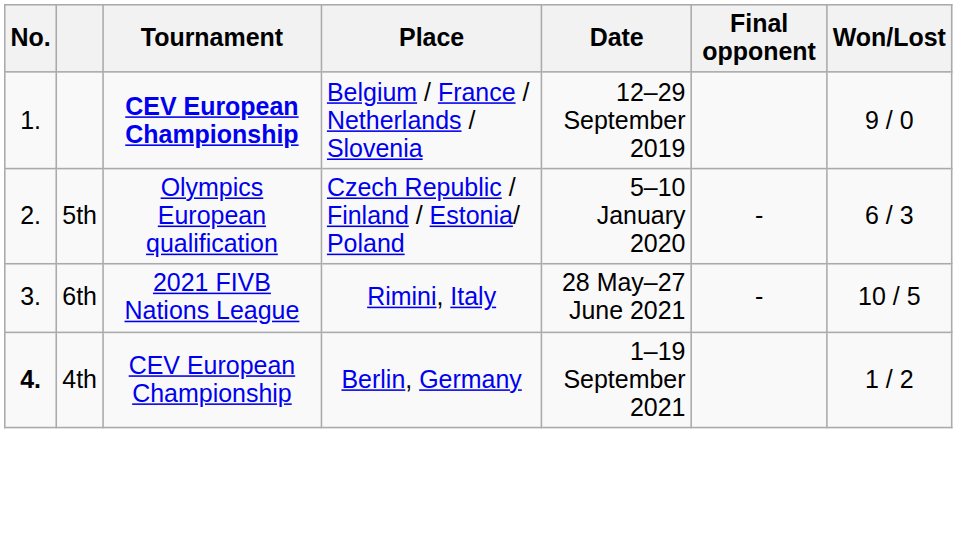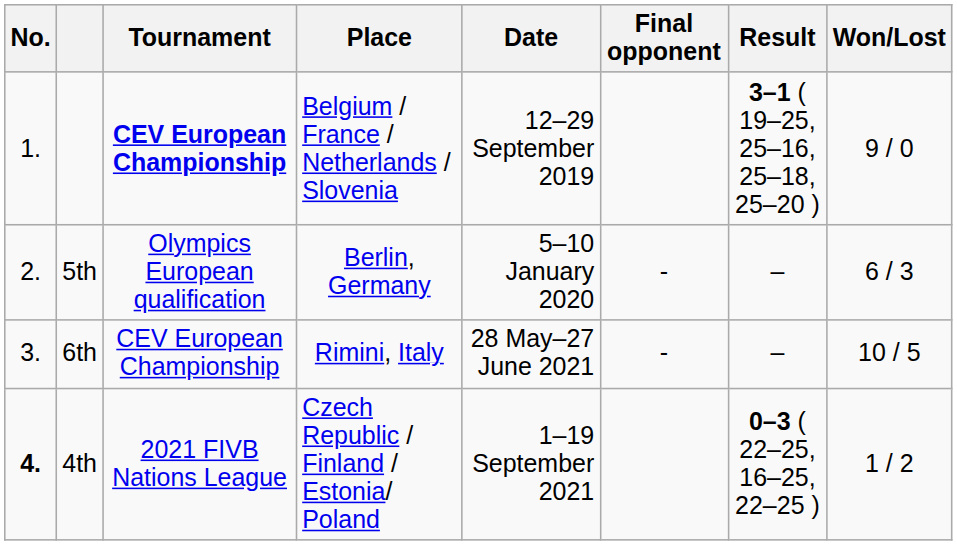+ column: (777, 38)
(423, 215) Czech Republic / Finland / Estonia/ Poland -> (379, 271) Berlin, Germany
(212, 297) 2021 FIVB Nations League -> (200, 353) CEV European Championship
(212, 379) CEV European Championship -> (200, 463) 2021 FIVB Nations League
(432, 379) Berlin, Germany -> (358, 463) Czech Republic / Finland / Estonia/ Poland
